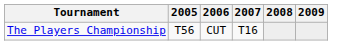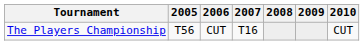+ column: (343, 14)
